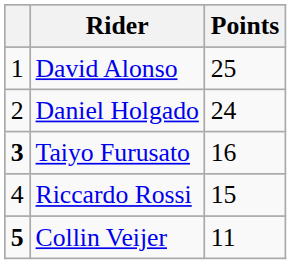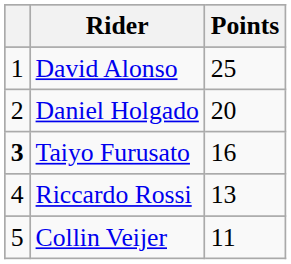(224, 110) 24 -> (224, 110) 20
(224, 195) 15 -> (224, 195) 13
(17, 237) bold -> (17, 237) normal
